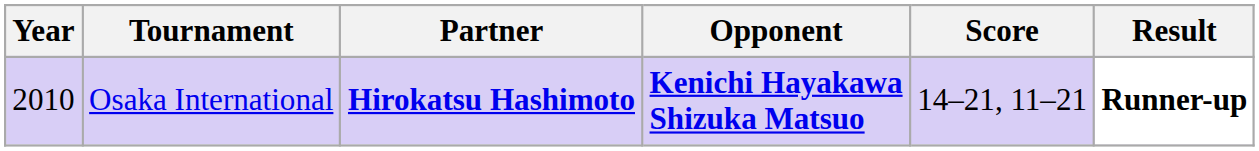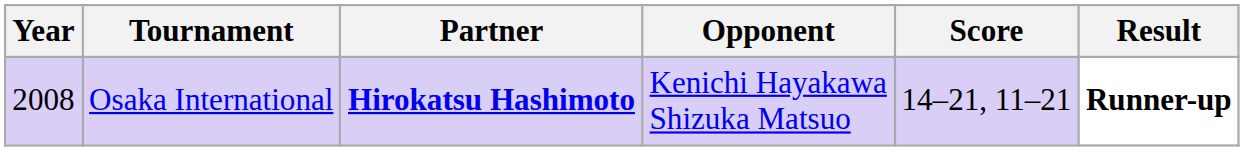(43, 100) 2010 -> (43, 100) 2008
(776, 100) bold -> (768, 100) normal
